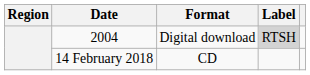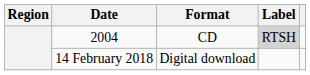(207, 37) Digital download -> (207, 37) CD
(207, 59) CD -> (207, 59) Digital download
